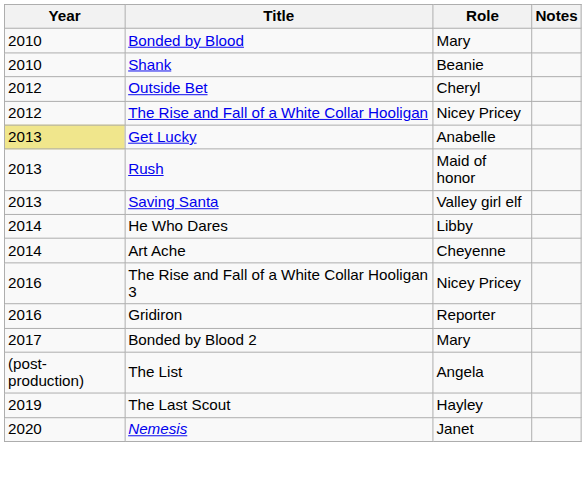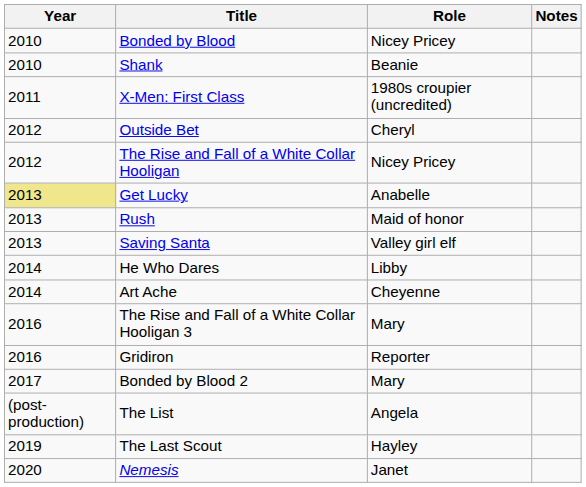(453, 40) Mary -> (413, 40) Nicey Pricey
+ row: (182, 97)
(479, 283) Nicey Pricey -> (388, 324) Mary
